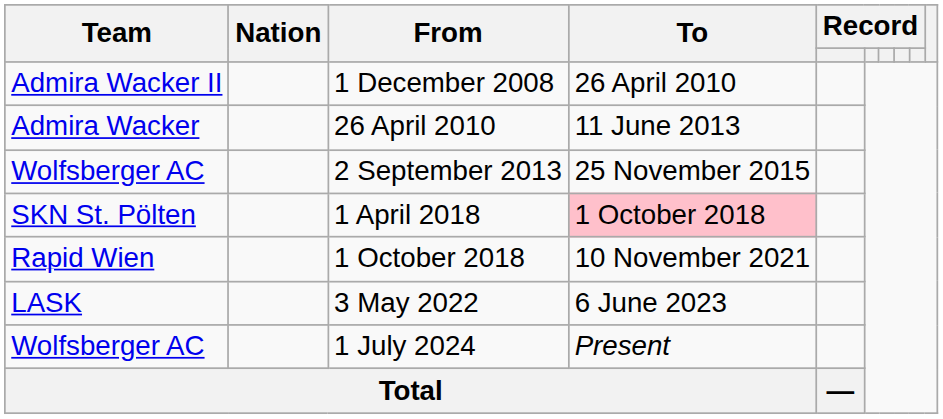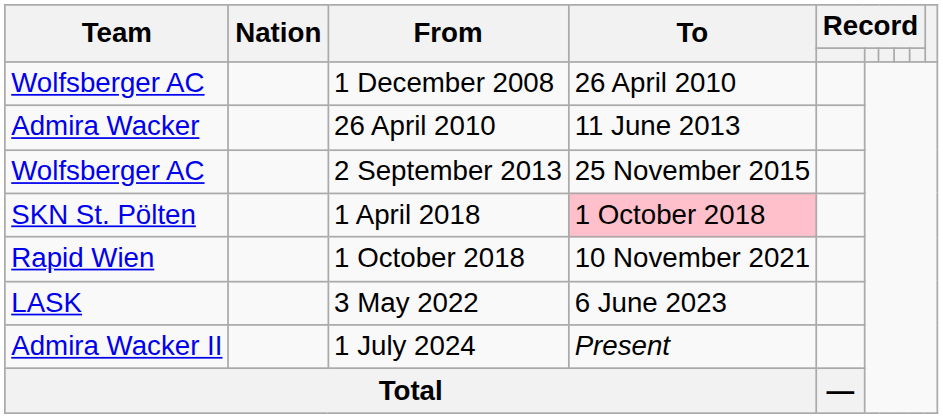(117, 83) Admira Wacker II -> (108, 83) Wolfsberger AC
(108, 346) Wolfsberger AC -> (117, 346) Admira Wacker II
